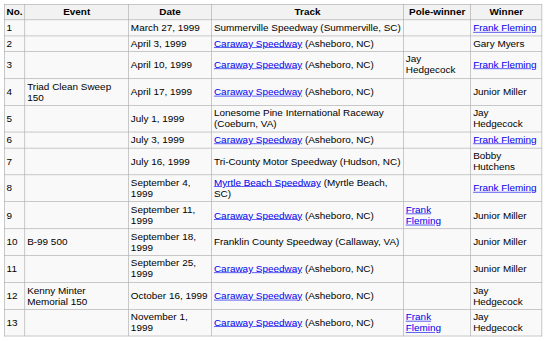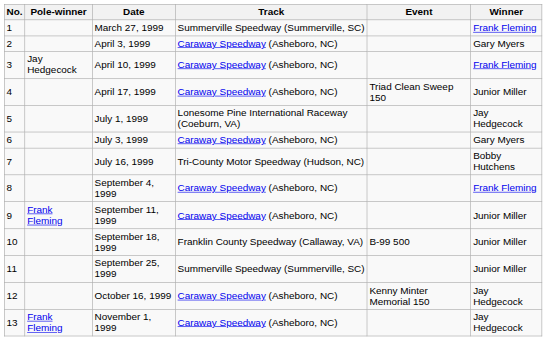columns swapped: (77, 12) <-> (437, 12)
(505, 140) Frank Fleming -> (499, 140) Gary Myers
(301, 188) Myrtle Beach Speedway (Myrtle Beach, SC) -> (258, 188) Caraway Speedway (Asheboro, NC)
(294, 269) Caraway Speedway (Asheboro, NC) -> (271, 269) Summerville Speedway (Summerville, SC)
